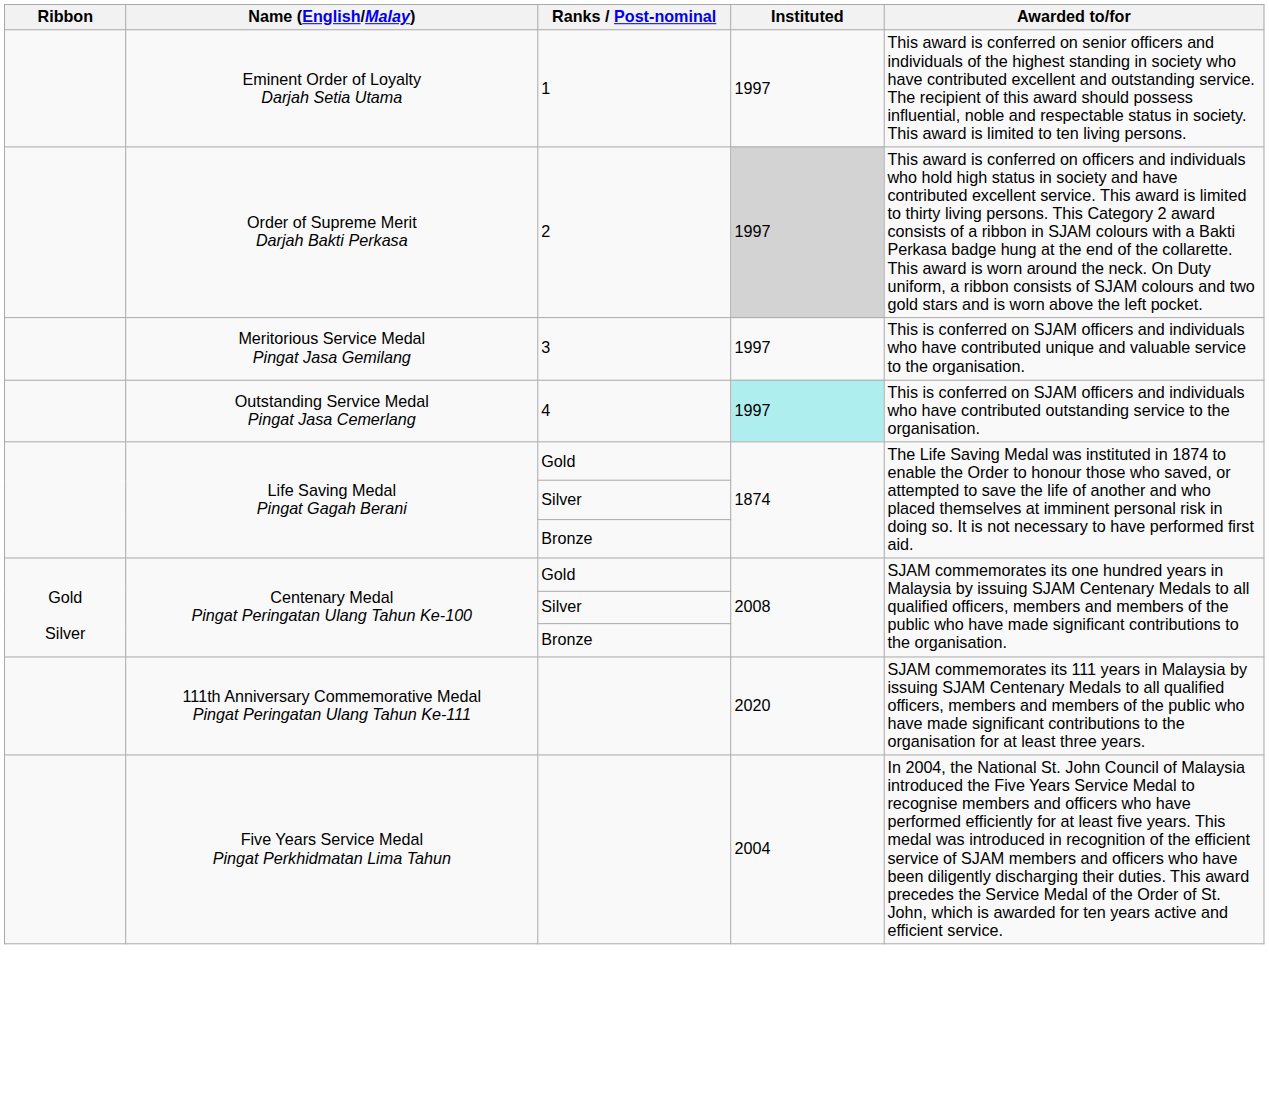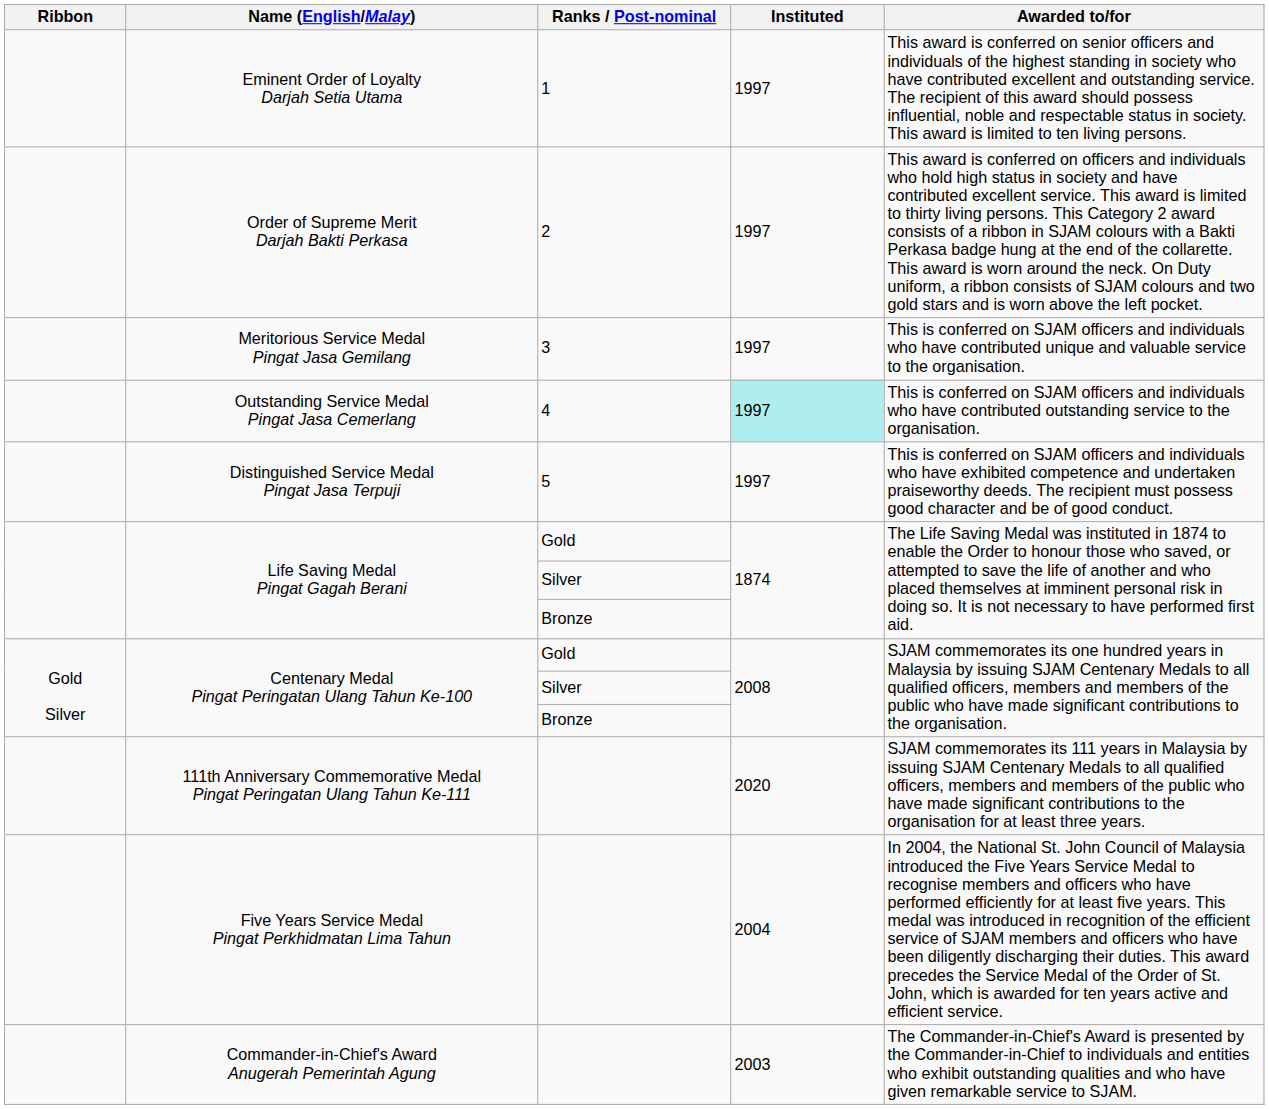(753, 232) lightgrey background -> (753, 232) no background
+ row: (332, 481)
+ row: (332, 1064)
